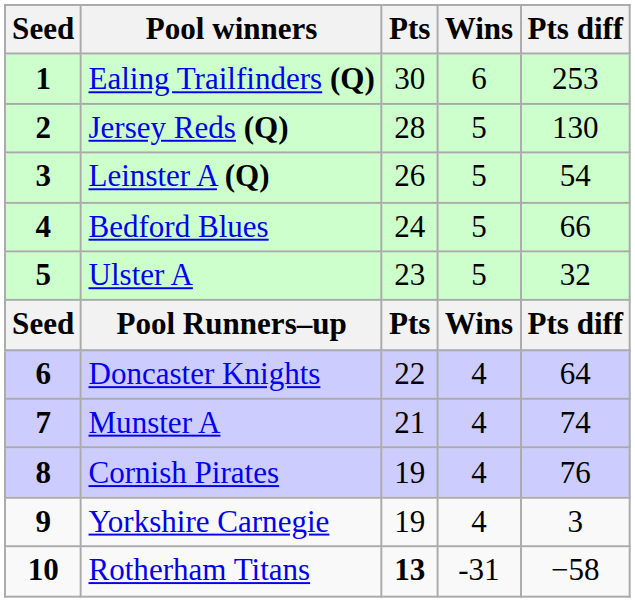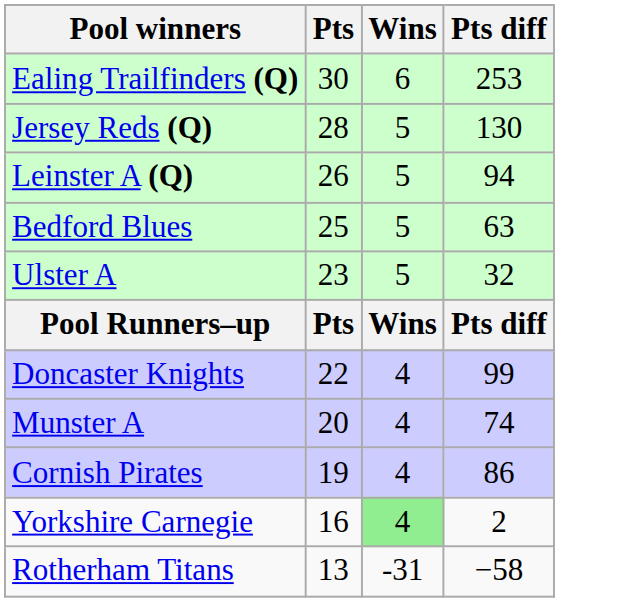- column: (43, 29)
(575, 176) 54 -> (499, 176) 94
(410, 226) 24 -> (333, 226) 25
(575, 226) 66 -> (499, 226) 63
(575, 373) 64 -> (499, 373) 99
(410, 422) 21 -> (333, 422) 20
(575, 472) 76 -> (499, 472) 86
(410, 521) 19 -> (333, 521) 16
(479, 521) no background -> (403, 521) lightgreen background
(575, 521) 3 -> (499, 521) 2
(410, 570) bold -> (333, 570) normal
